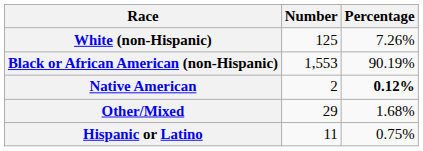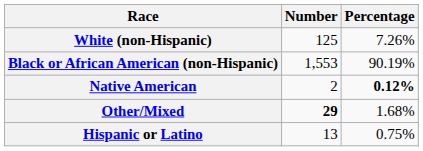(330, 110) normal -> (330, 110) bold
(331, 134) 11 -> (330, 134) 13
